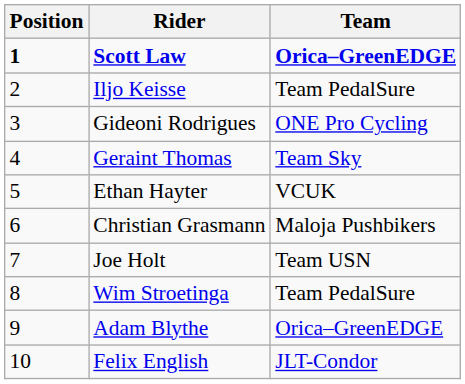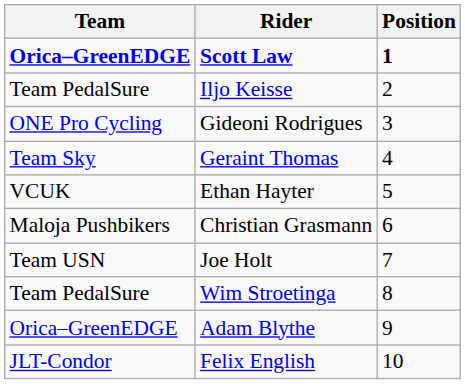columns swapped: (47, 21) <-> (366, 21)
